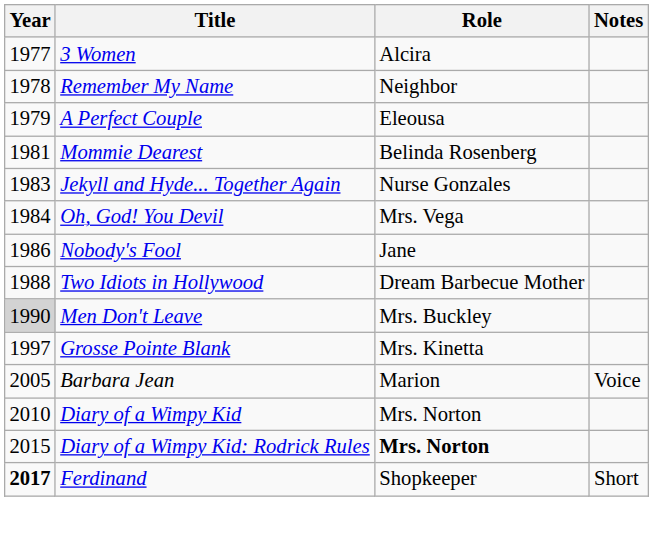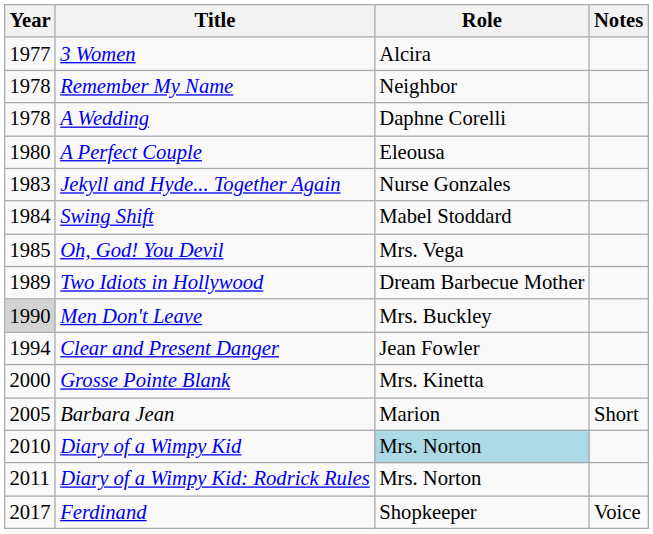+ row: (105, 119)
(30, 119) 1979 -> (30, 151) 1980
- row: (131, 151)
+ row: (107, 217)
(30, 217) 1984 -> (30, 250) 1985
- row: (121, 250)
(30, 282) 1988 -> (30, 282) 1989
+ row: (170, 348)
(30, 348) 1997 -> (30, 380) 2000
(617, 380) Voice -> (616, 413) Short
(430, 413) no background -> (430, 446) lightblue background
(30, 446) 2015 -> (30, 479) 2011
(434, 446) bold -> (430, 479) normal
(30, 479) bold -> (30, 511) normal
(616, 479) Short -> (617, 511) Voice
